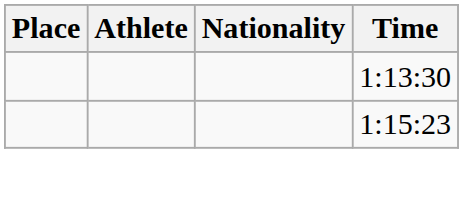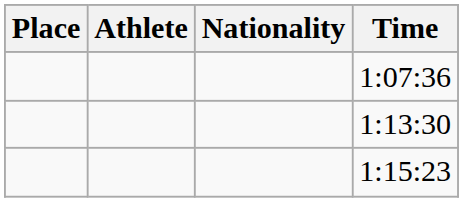+ row: (405, 76)
